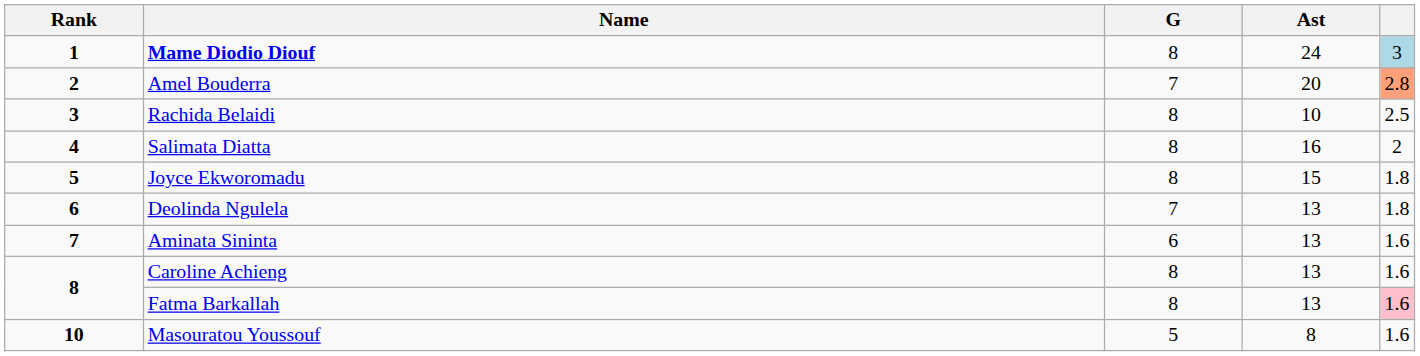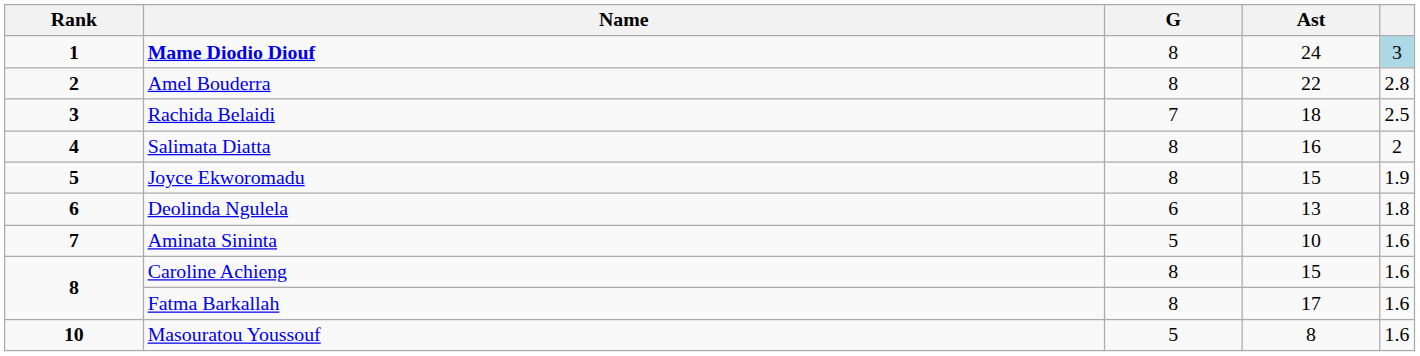(1173, 83) 7 -> (1173, 83) 8
(1311, 83) 20 -> (1311, 83) 22
(1397, 83) lightsalmon background -> (1397, 83) no background
(1173, 114) 8 -> (1173, 114) 7
(1311, 114) 10 -> (1311, 114) 18
(1397, 177) 1.8 -> (1397, 177) 1.9
(1173, 209) 7 -> (1173, 209) 6
(1173, 240) 6 -> (1173, 240) 5
(1311, 240) 13 -> (1311, 240) 10
(1311, 271) 13 -> (1311, 271) 15
(1311, 303) 13 -> (1311, 303) 17
(1397, 303) pink background -> (1397, 303) no background
